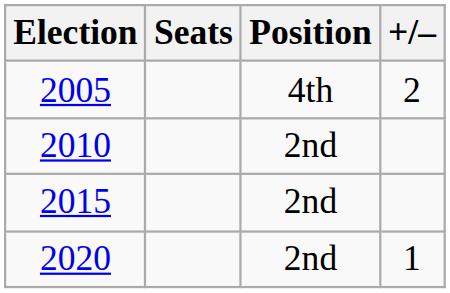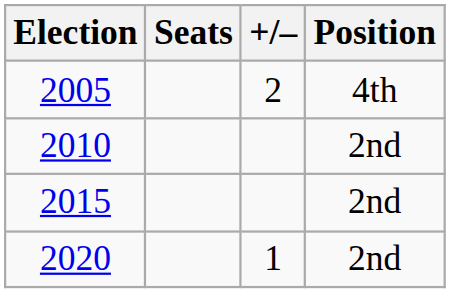columns swapped: (412, 32) <-> (310, 32)
